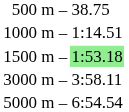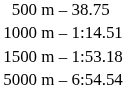(97, 56) lightgreen background -> (97, 56) no background
- row: (29, 79)
